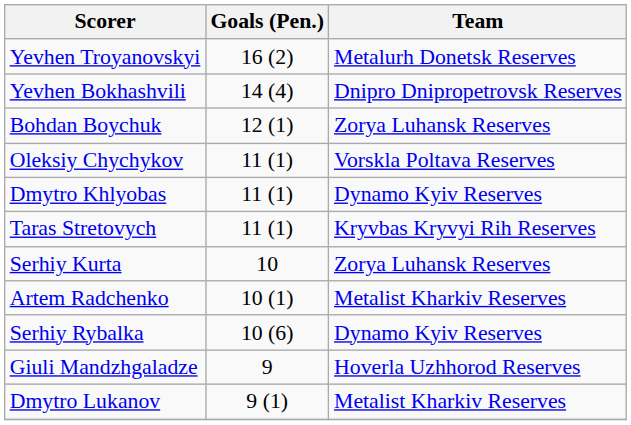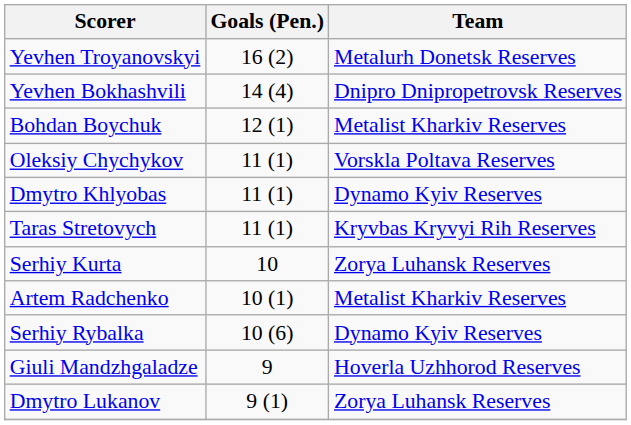(442, 125) Zorya Luhansk Reserves -> (450, 125) Metalist Kharkiv Reserves
(450, 401) Metalist Kharkiv Reserves -> (442, 401) Zorya Luhansk Reserves
